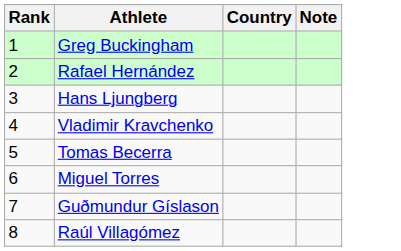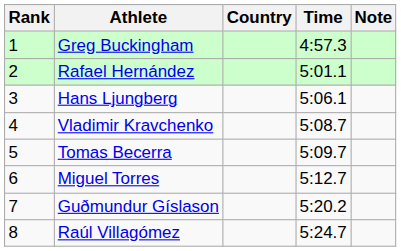+ column: (323, 17)
